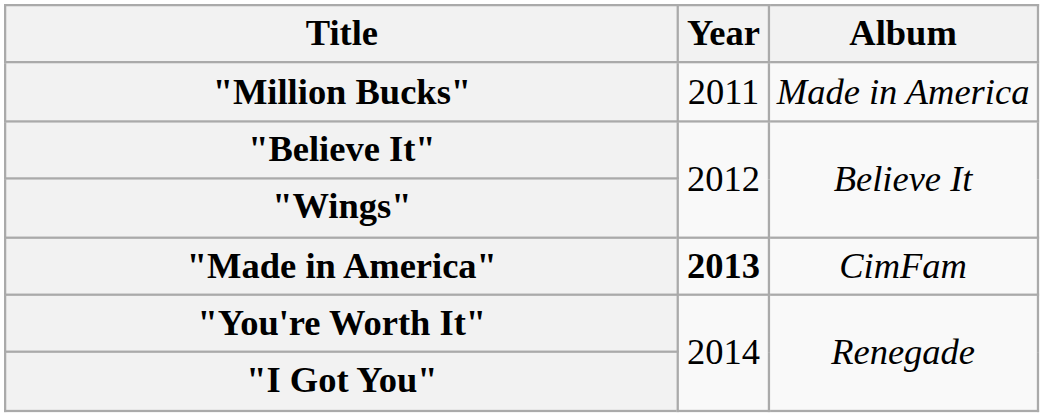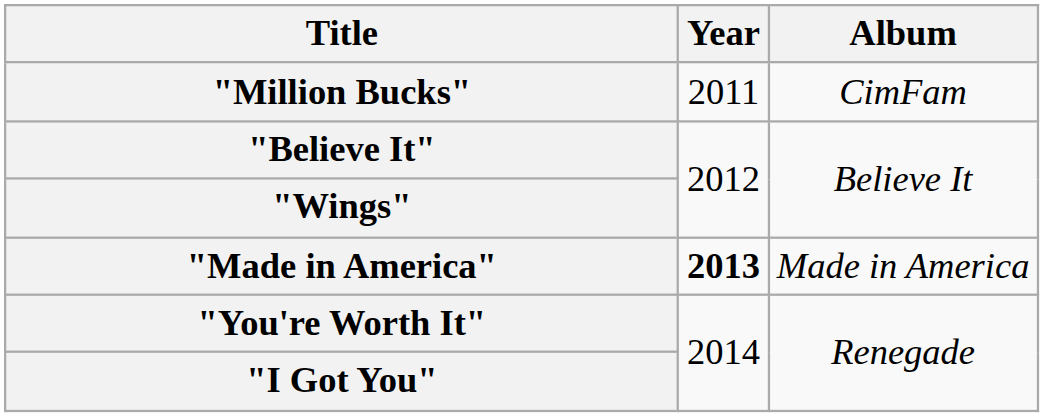(903, 91) Made in America -> (903, 91) CimFam
(903, 264) CimFam -> (903, 264) Made in America
